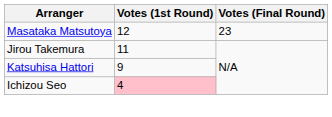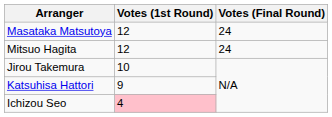(225, 31) 23 -> (225, 31) 24
+ row: (42, 49)
(123, 49) 11 -> (123, 67) 10
